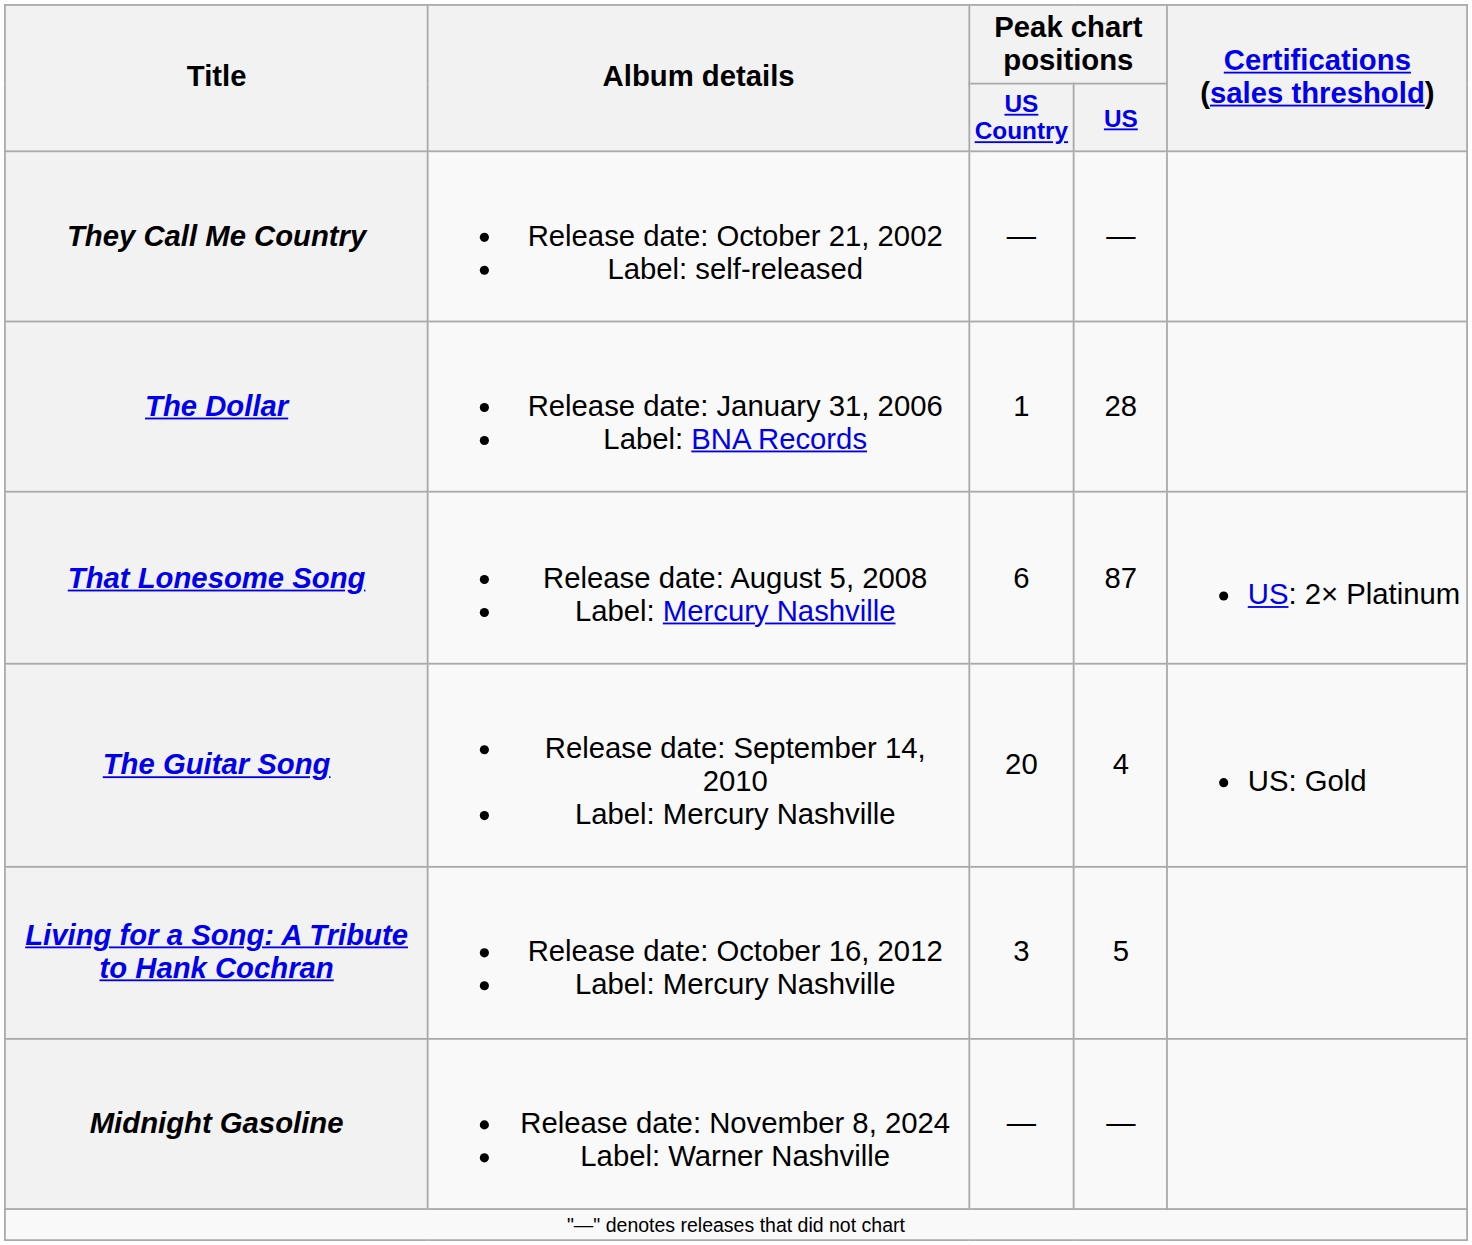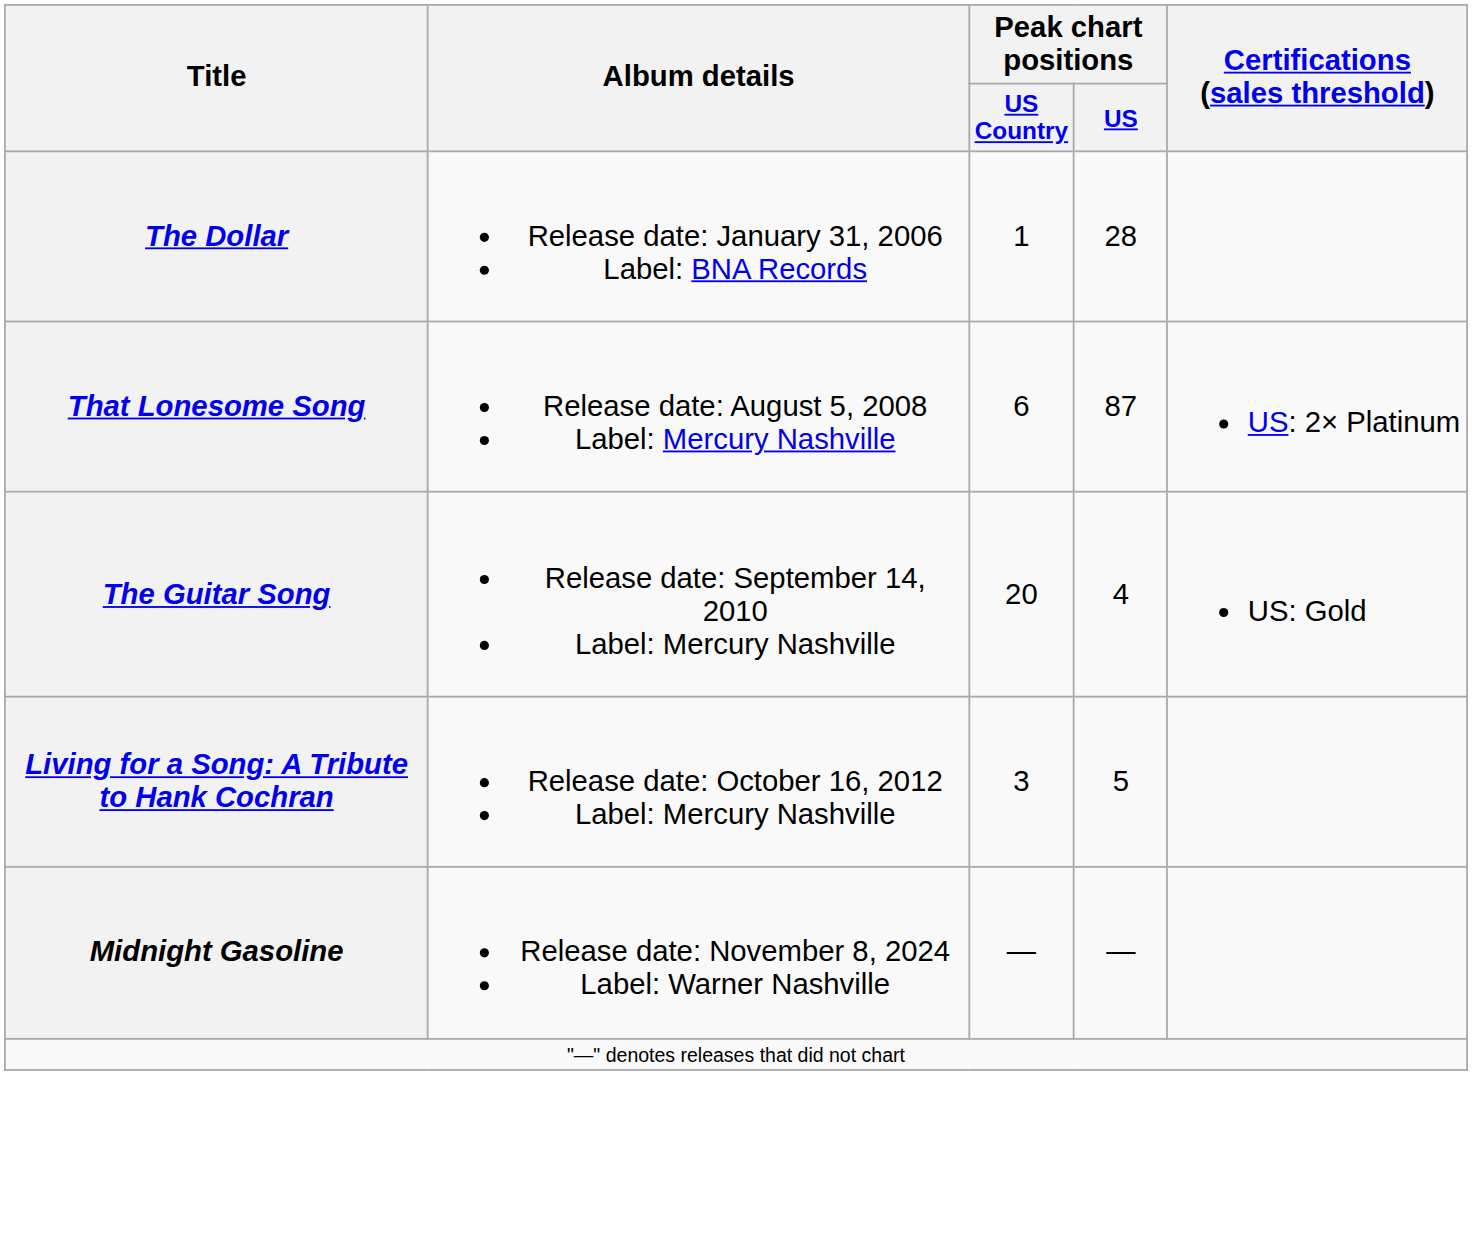- row: (217, 235)
